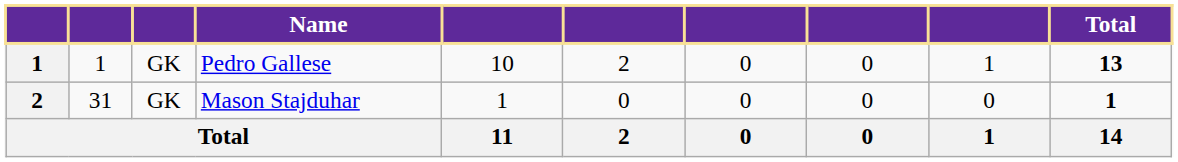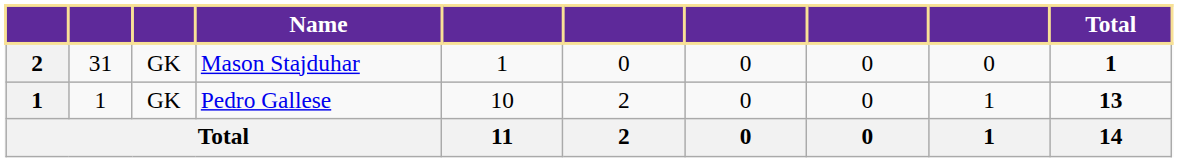rows swapped: (266, 62) <-> (280, 100)
